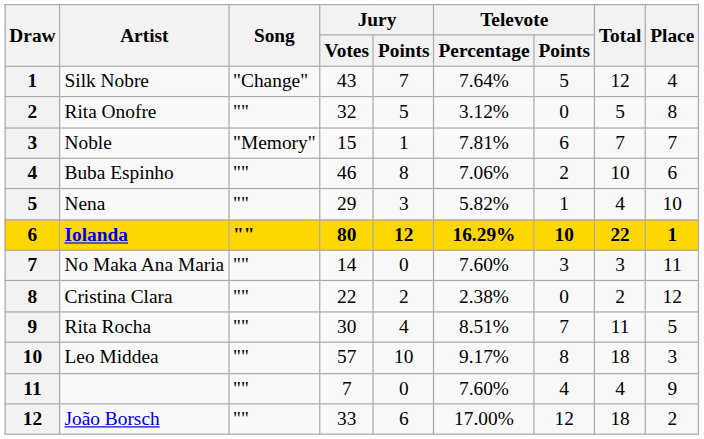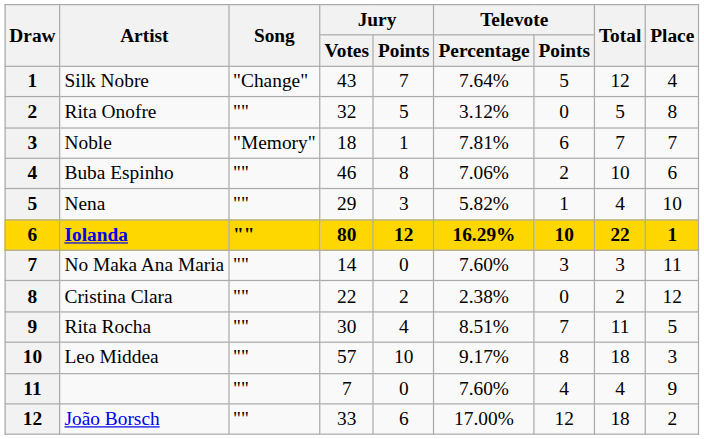(347, 142) 15 -> (347, 142) 18
